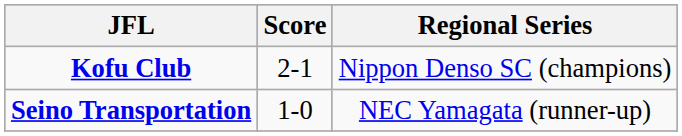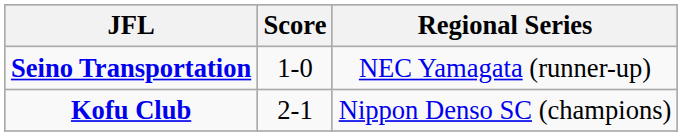rows swapped: (131, 109) <-> (131, 67)
